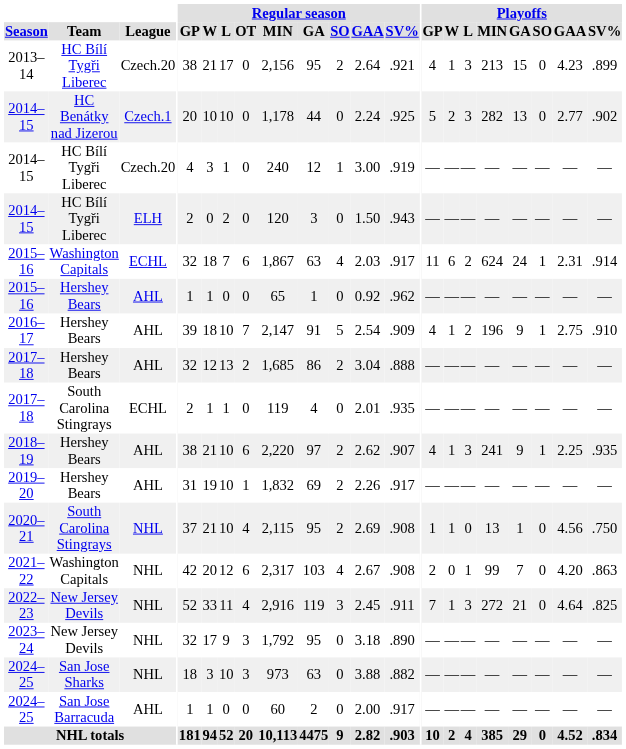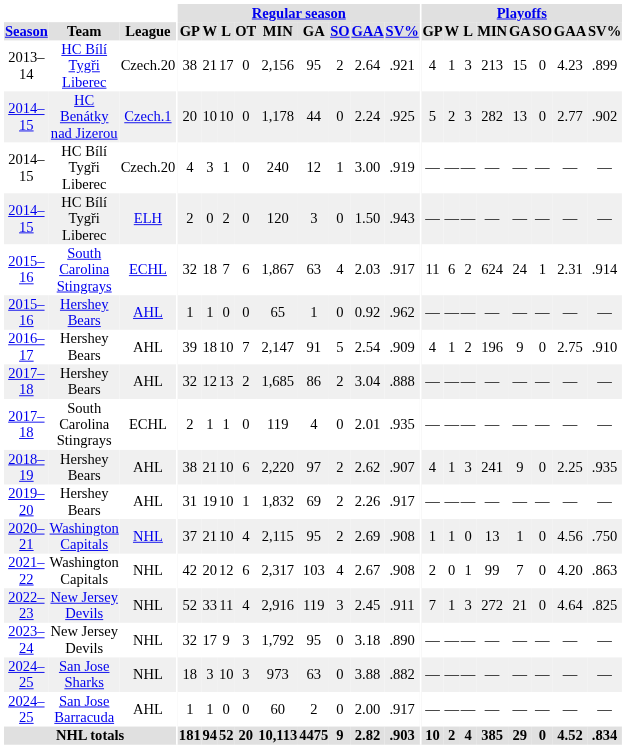(84, 261) Washington Capitals -> (84, 269) South Carolina Stingrays
(542, 330) 1 -> (542, 347) 0
(542, 450) 1 -> (542, 467) 0
(84, 528) South Carolina Stingrays -> (84, 536) Washington Capitals
